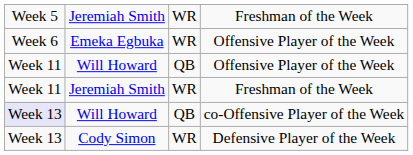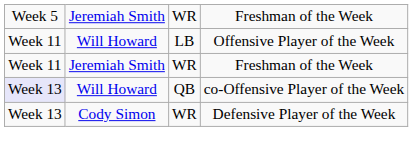- row: (117, 41)
(184, 65) QB -> (184, 41) LB
